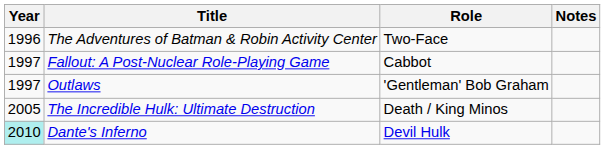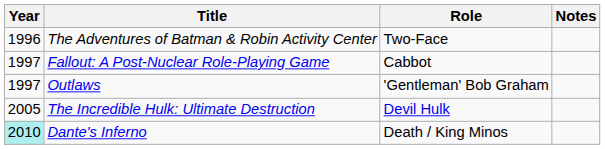(446, 109) Death / King Minos -> (417, 109) Devil Hulk
(417, 132) Devil Hulk -> (446, 132) Death / King Minos
